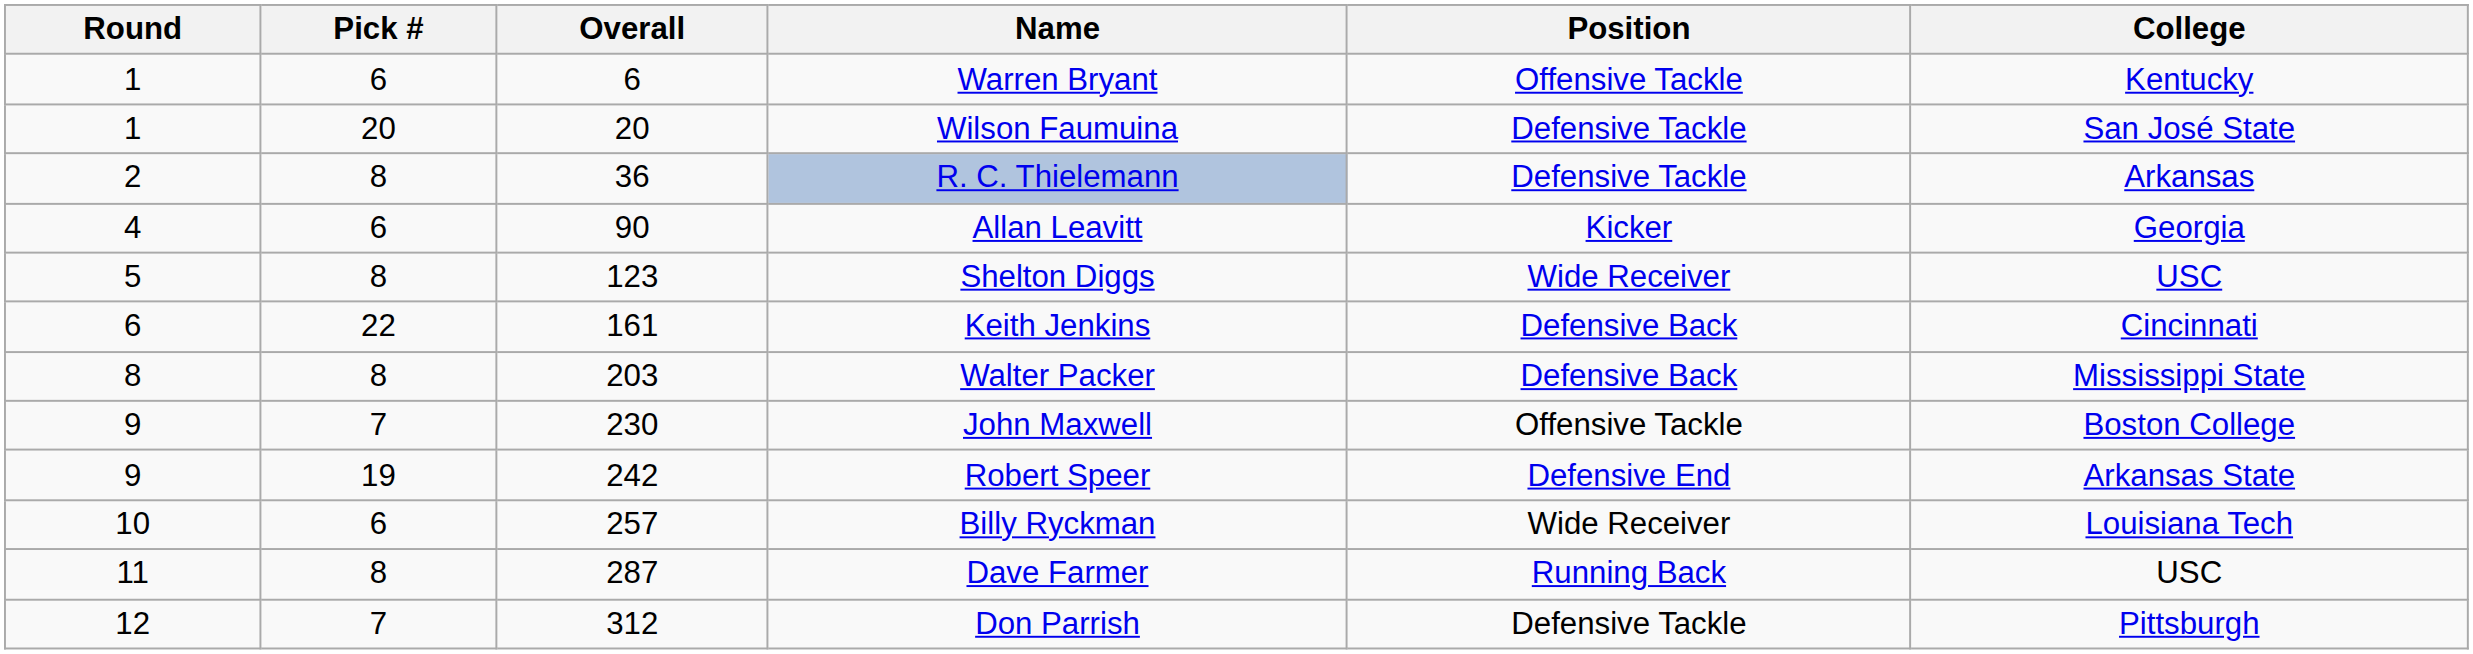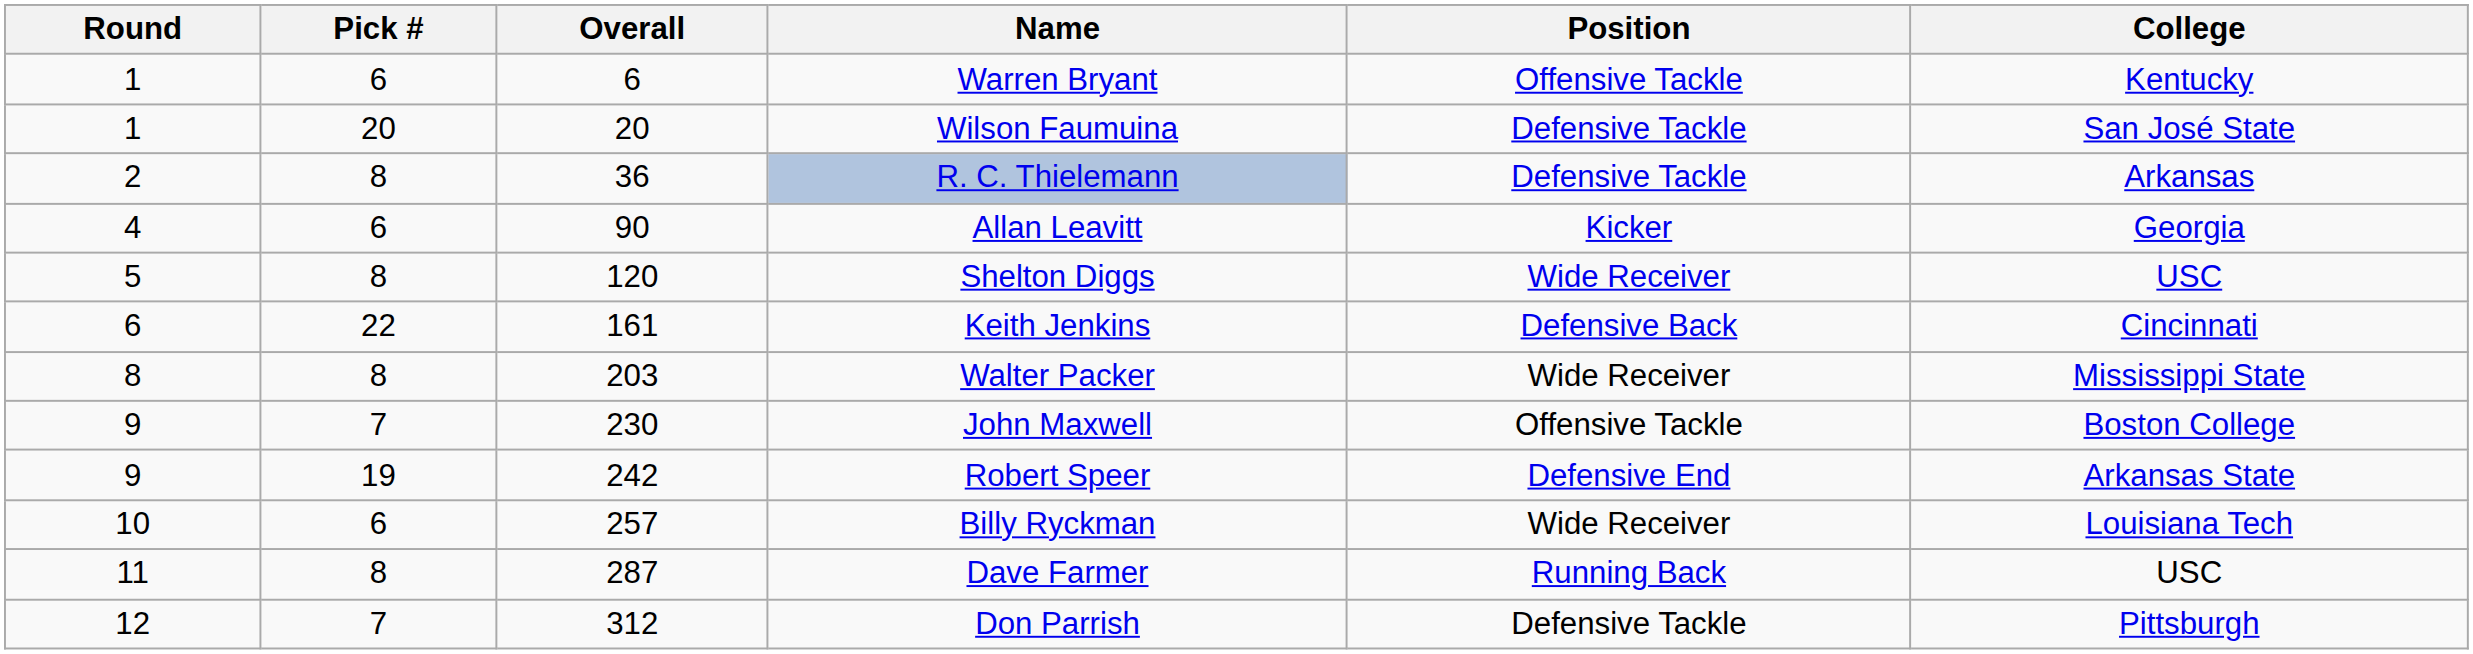(632, 276) 123 -> (632, 276) 120
(1629, 375) Defensive Back -> (1629, 375) Wide Receiver
